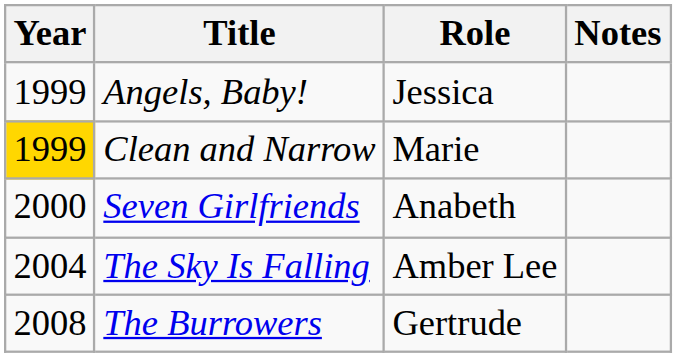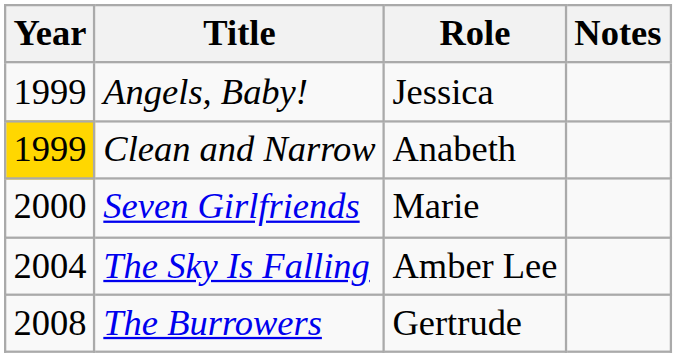(436, 149) Marie -> (454, 149) Anabeth
(454, 206) Anabeth -> (436, 206) Marie
